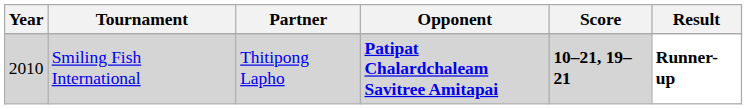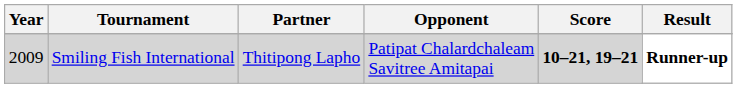(26, 68) 2010 -> (26, 58) 2009
(431, 68) bold -> (451, 58) normal
